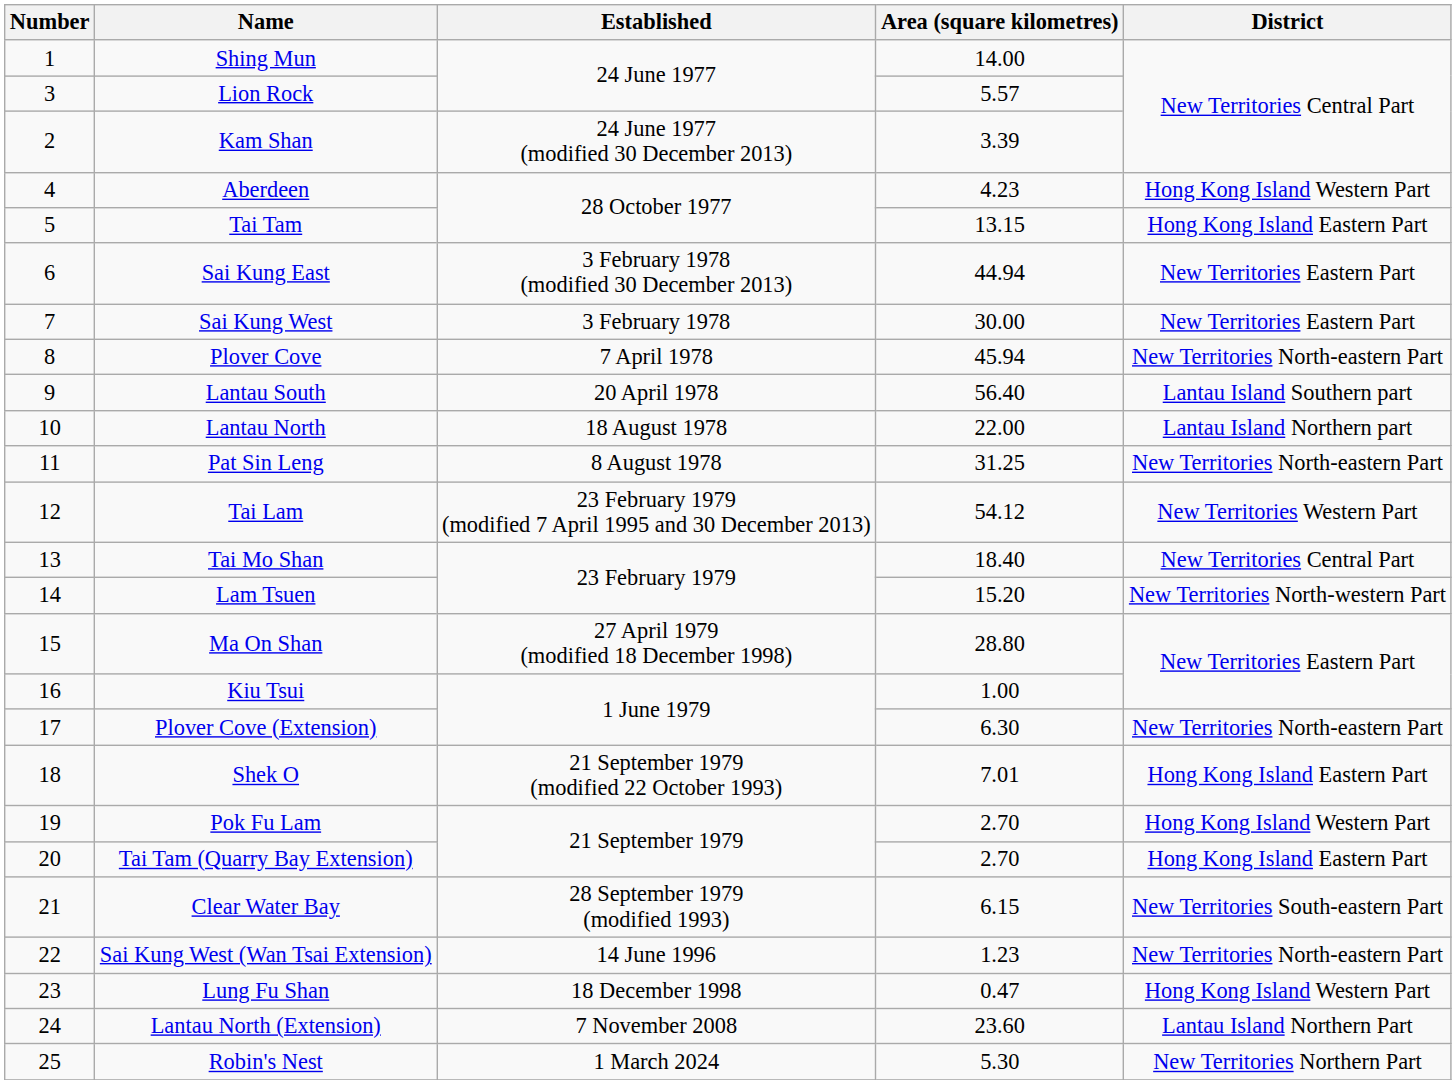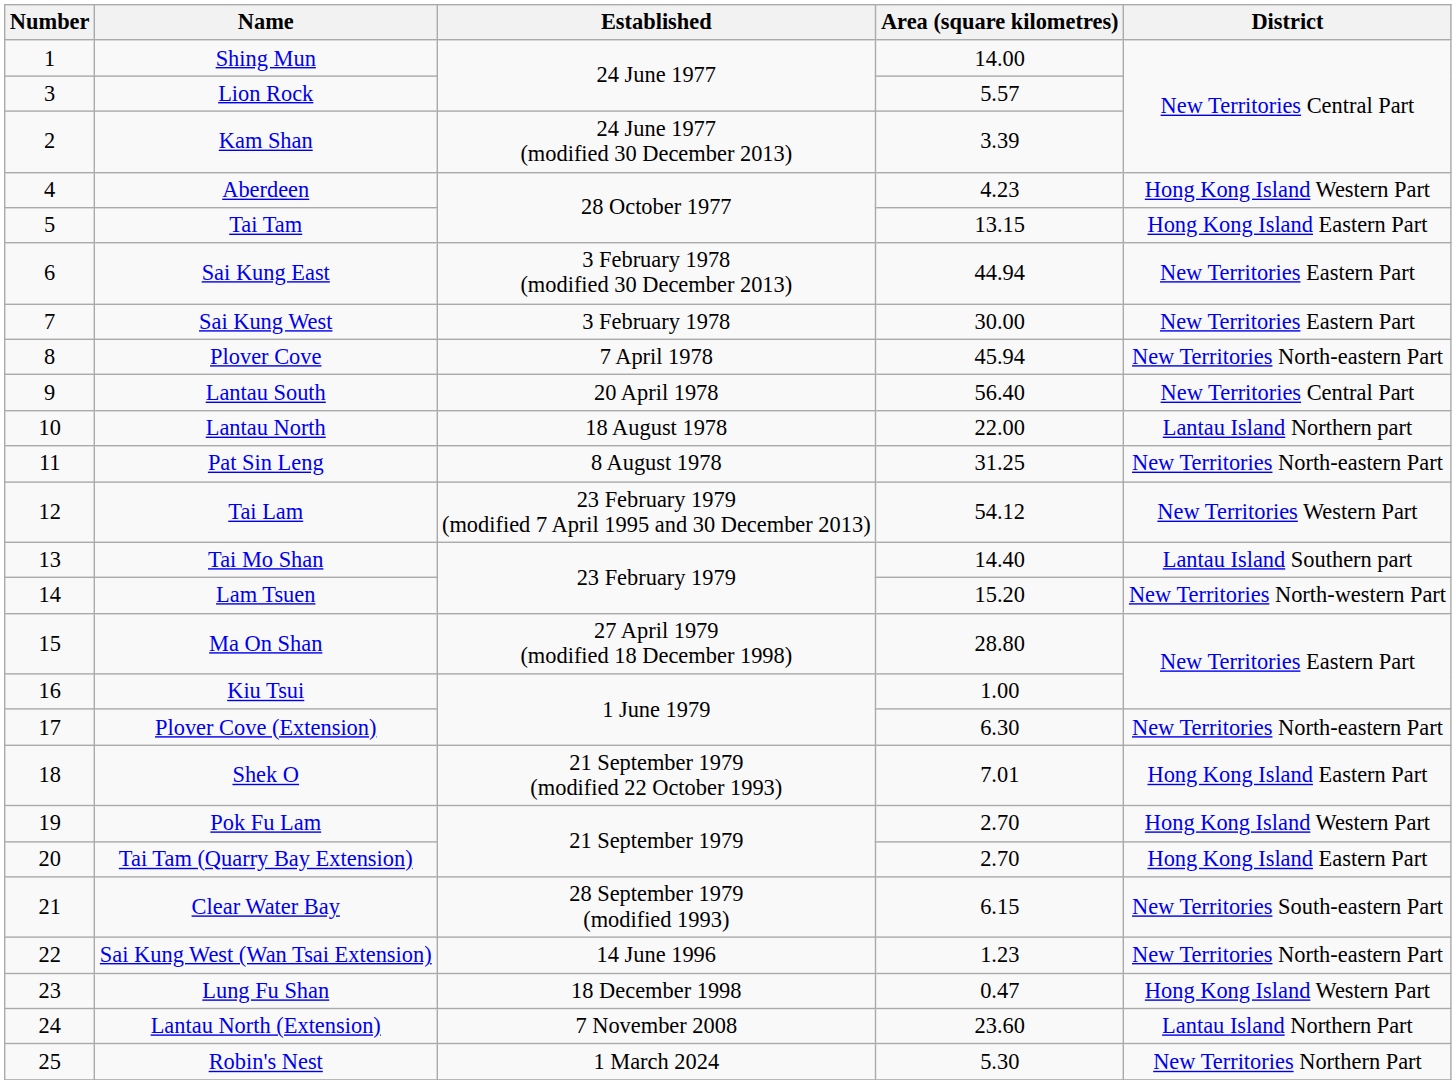(1287, 392) Lantau Island Southern part -> (1287, 392) New Territories Central Part
(1000, 559) 18.40 -> (1000, 559) 14.40
(1287, 559) New Territories Central Part -> (1287, 559) Lantau Island Southern part
